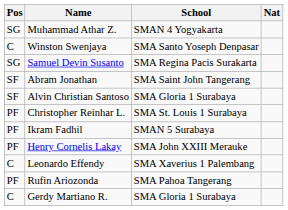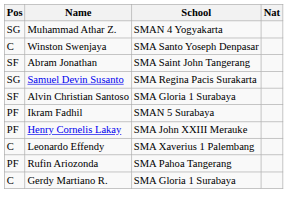rows swapped: (62, 79) <-> (76, 63)
- row: (76, 113)
